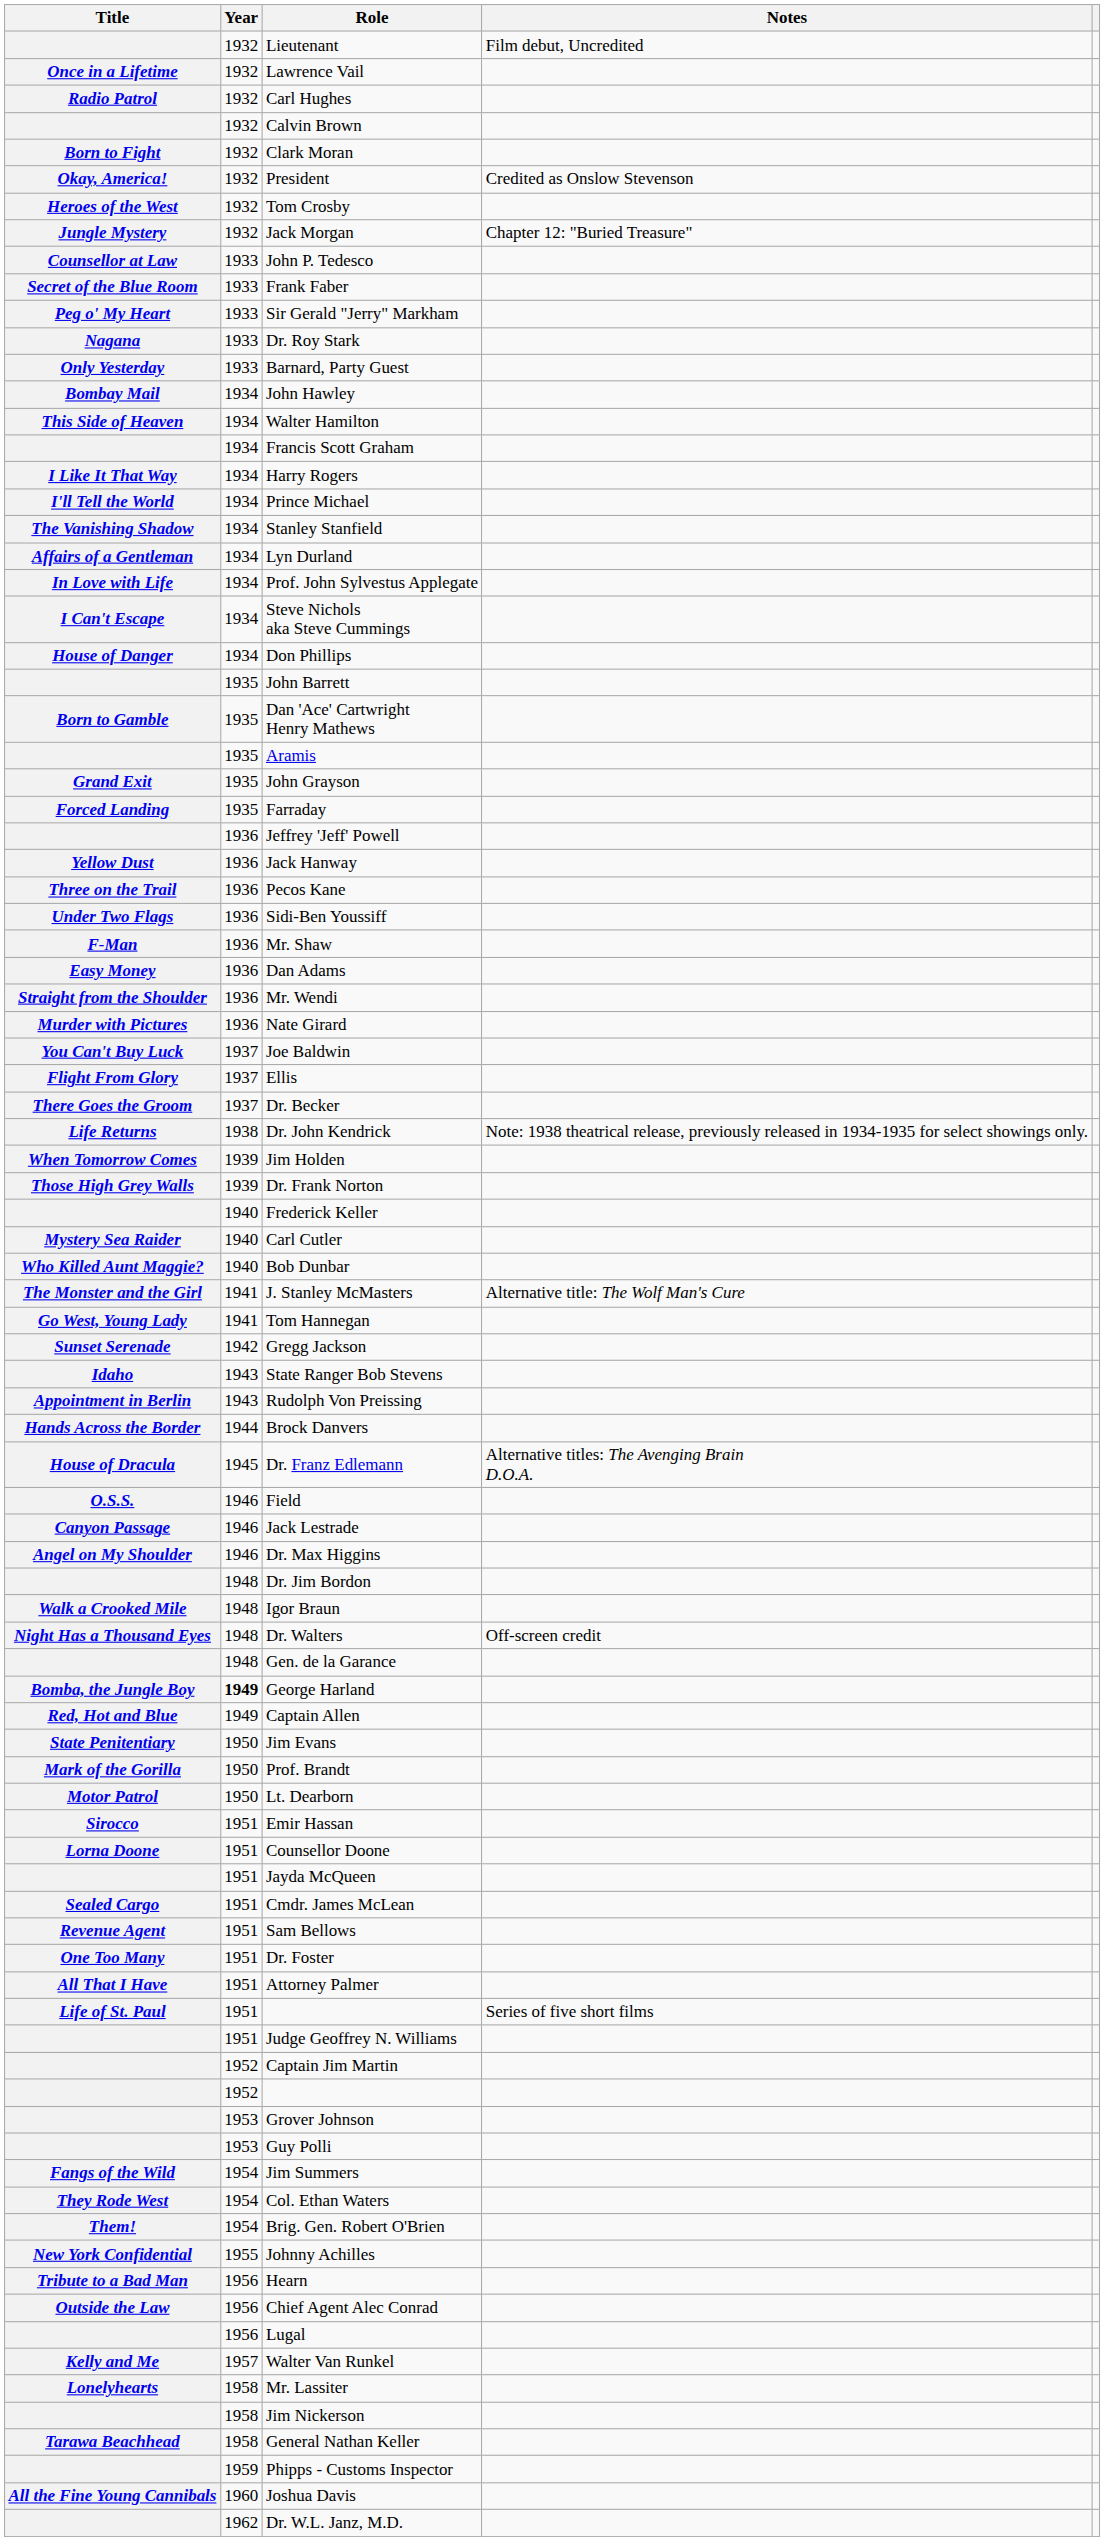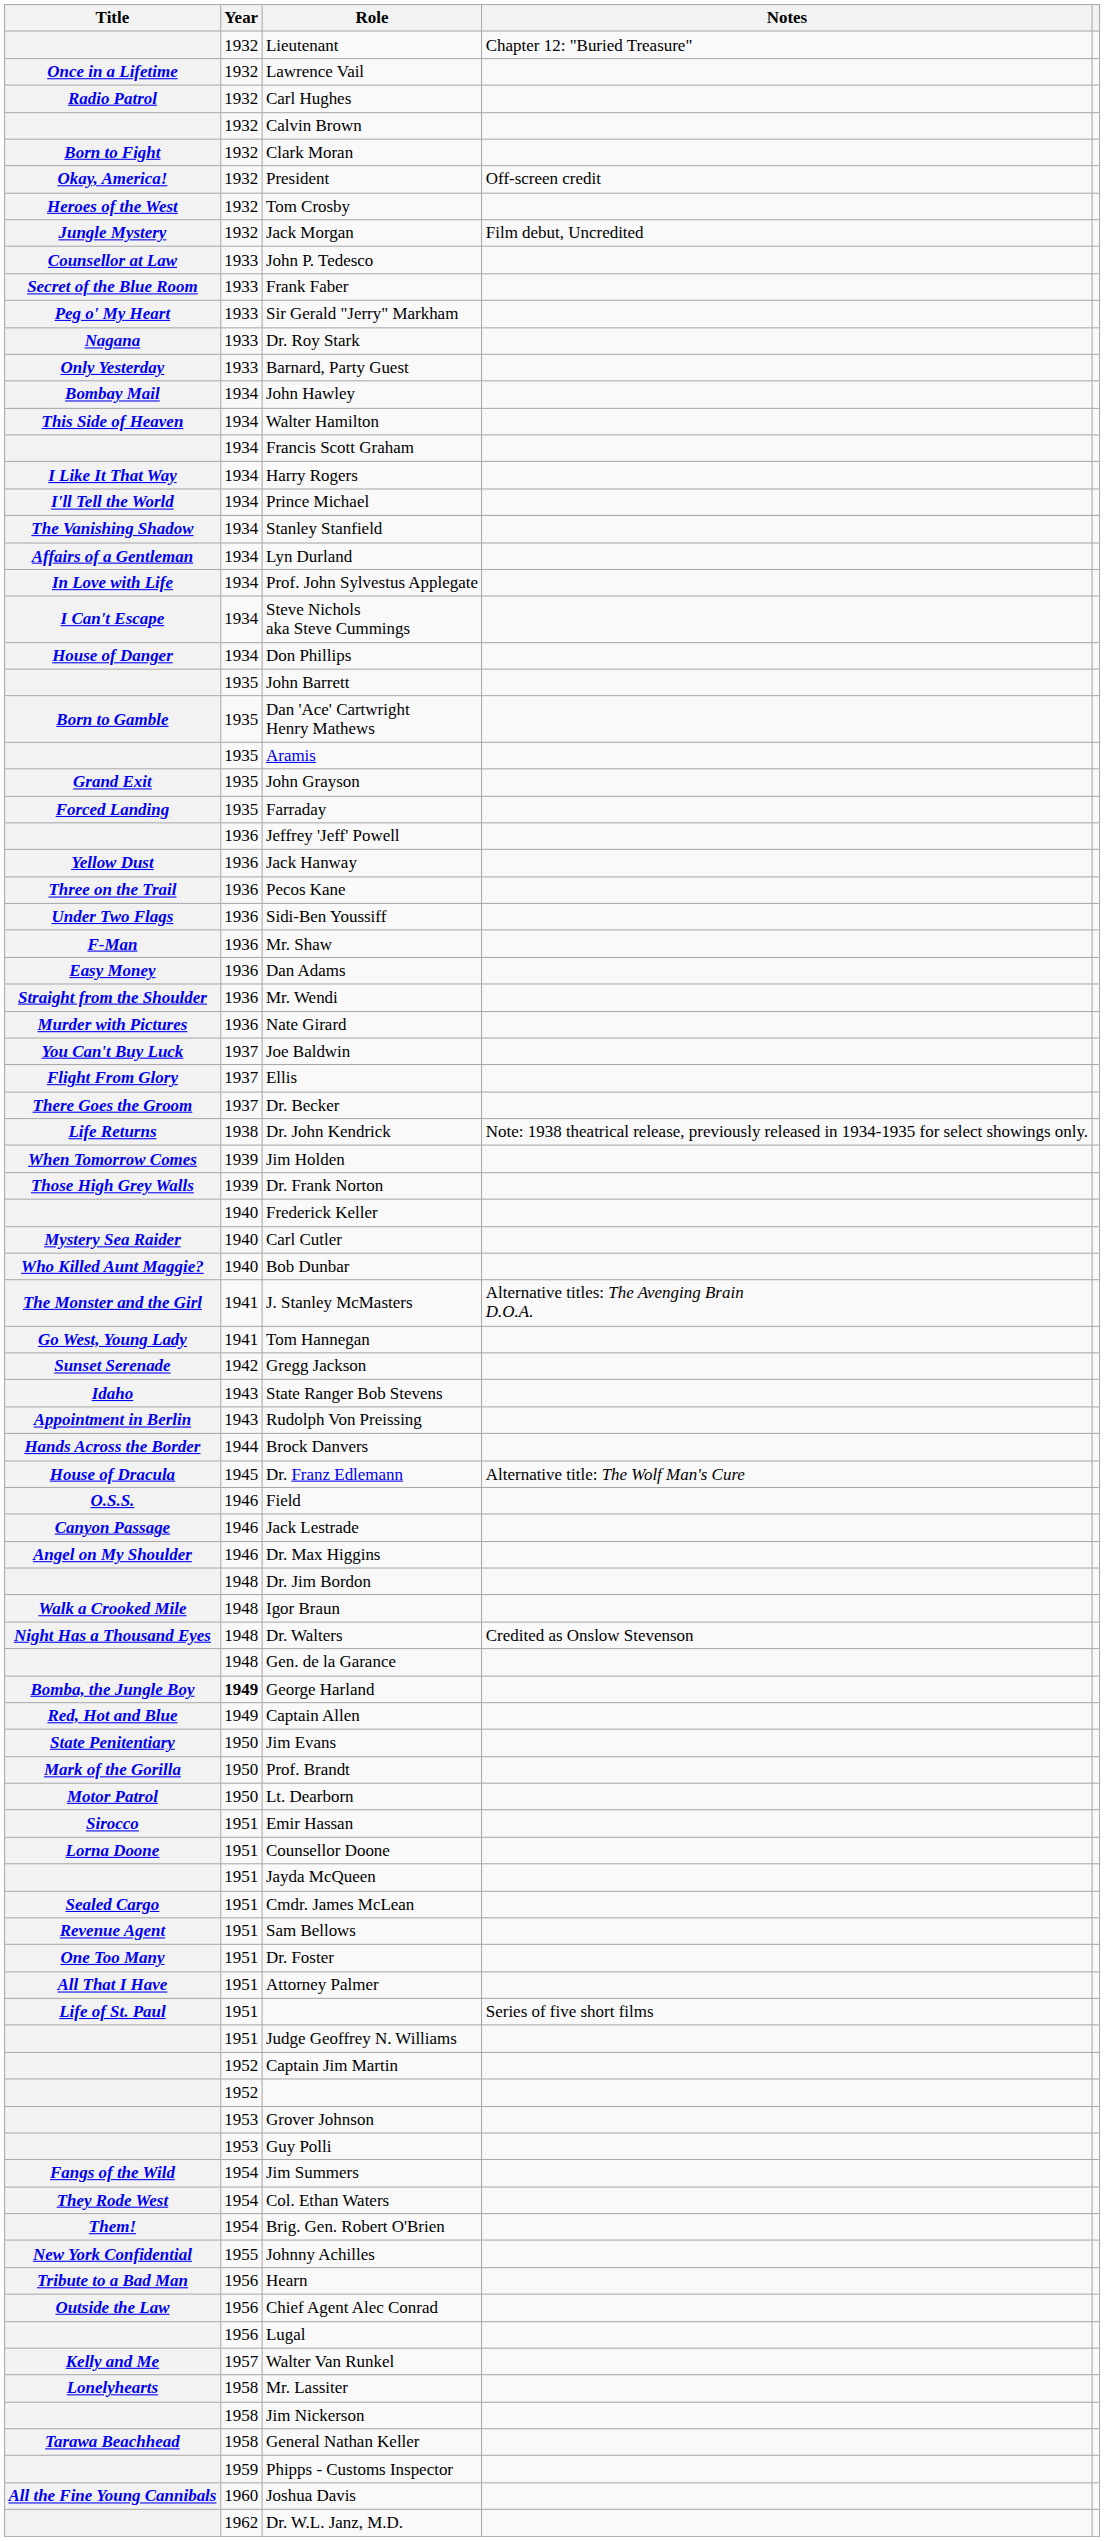(565, 44) Film debut, Uncredited -> (589, 44) Chapter 12: "Buried Treasure"
(590, 179) Credited as Onslow Stevenson -> (543, 179) Off-screen credit
(589, 233) Chapter 12: "Buried Treasure" -> (565, 233) Film debut, Uncredited
(615, 1293) Alternative title: The Wolf Man's Cure -> (615, 1302) Alternative titles: The Avenging Brain D.O.A.
(615, 1464) Alternative titles: The Avenging Brain D.O.A. -> (615, 1473) Alternative title: The Wolf Man's Cure
(543, 1635) Off-screen credit -> (590, 1635) Credited as Onslow Stevenson
